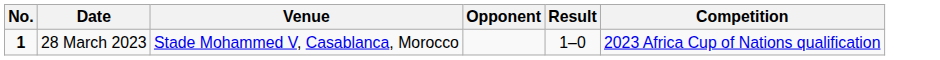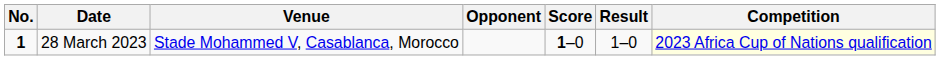+ column: (570, 17)
(742, 42) no background -> (794, 42) lightyellow background
